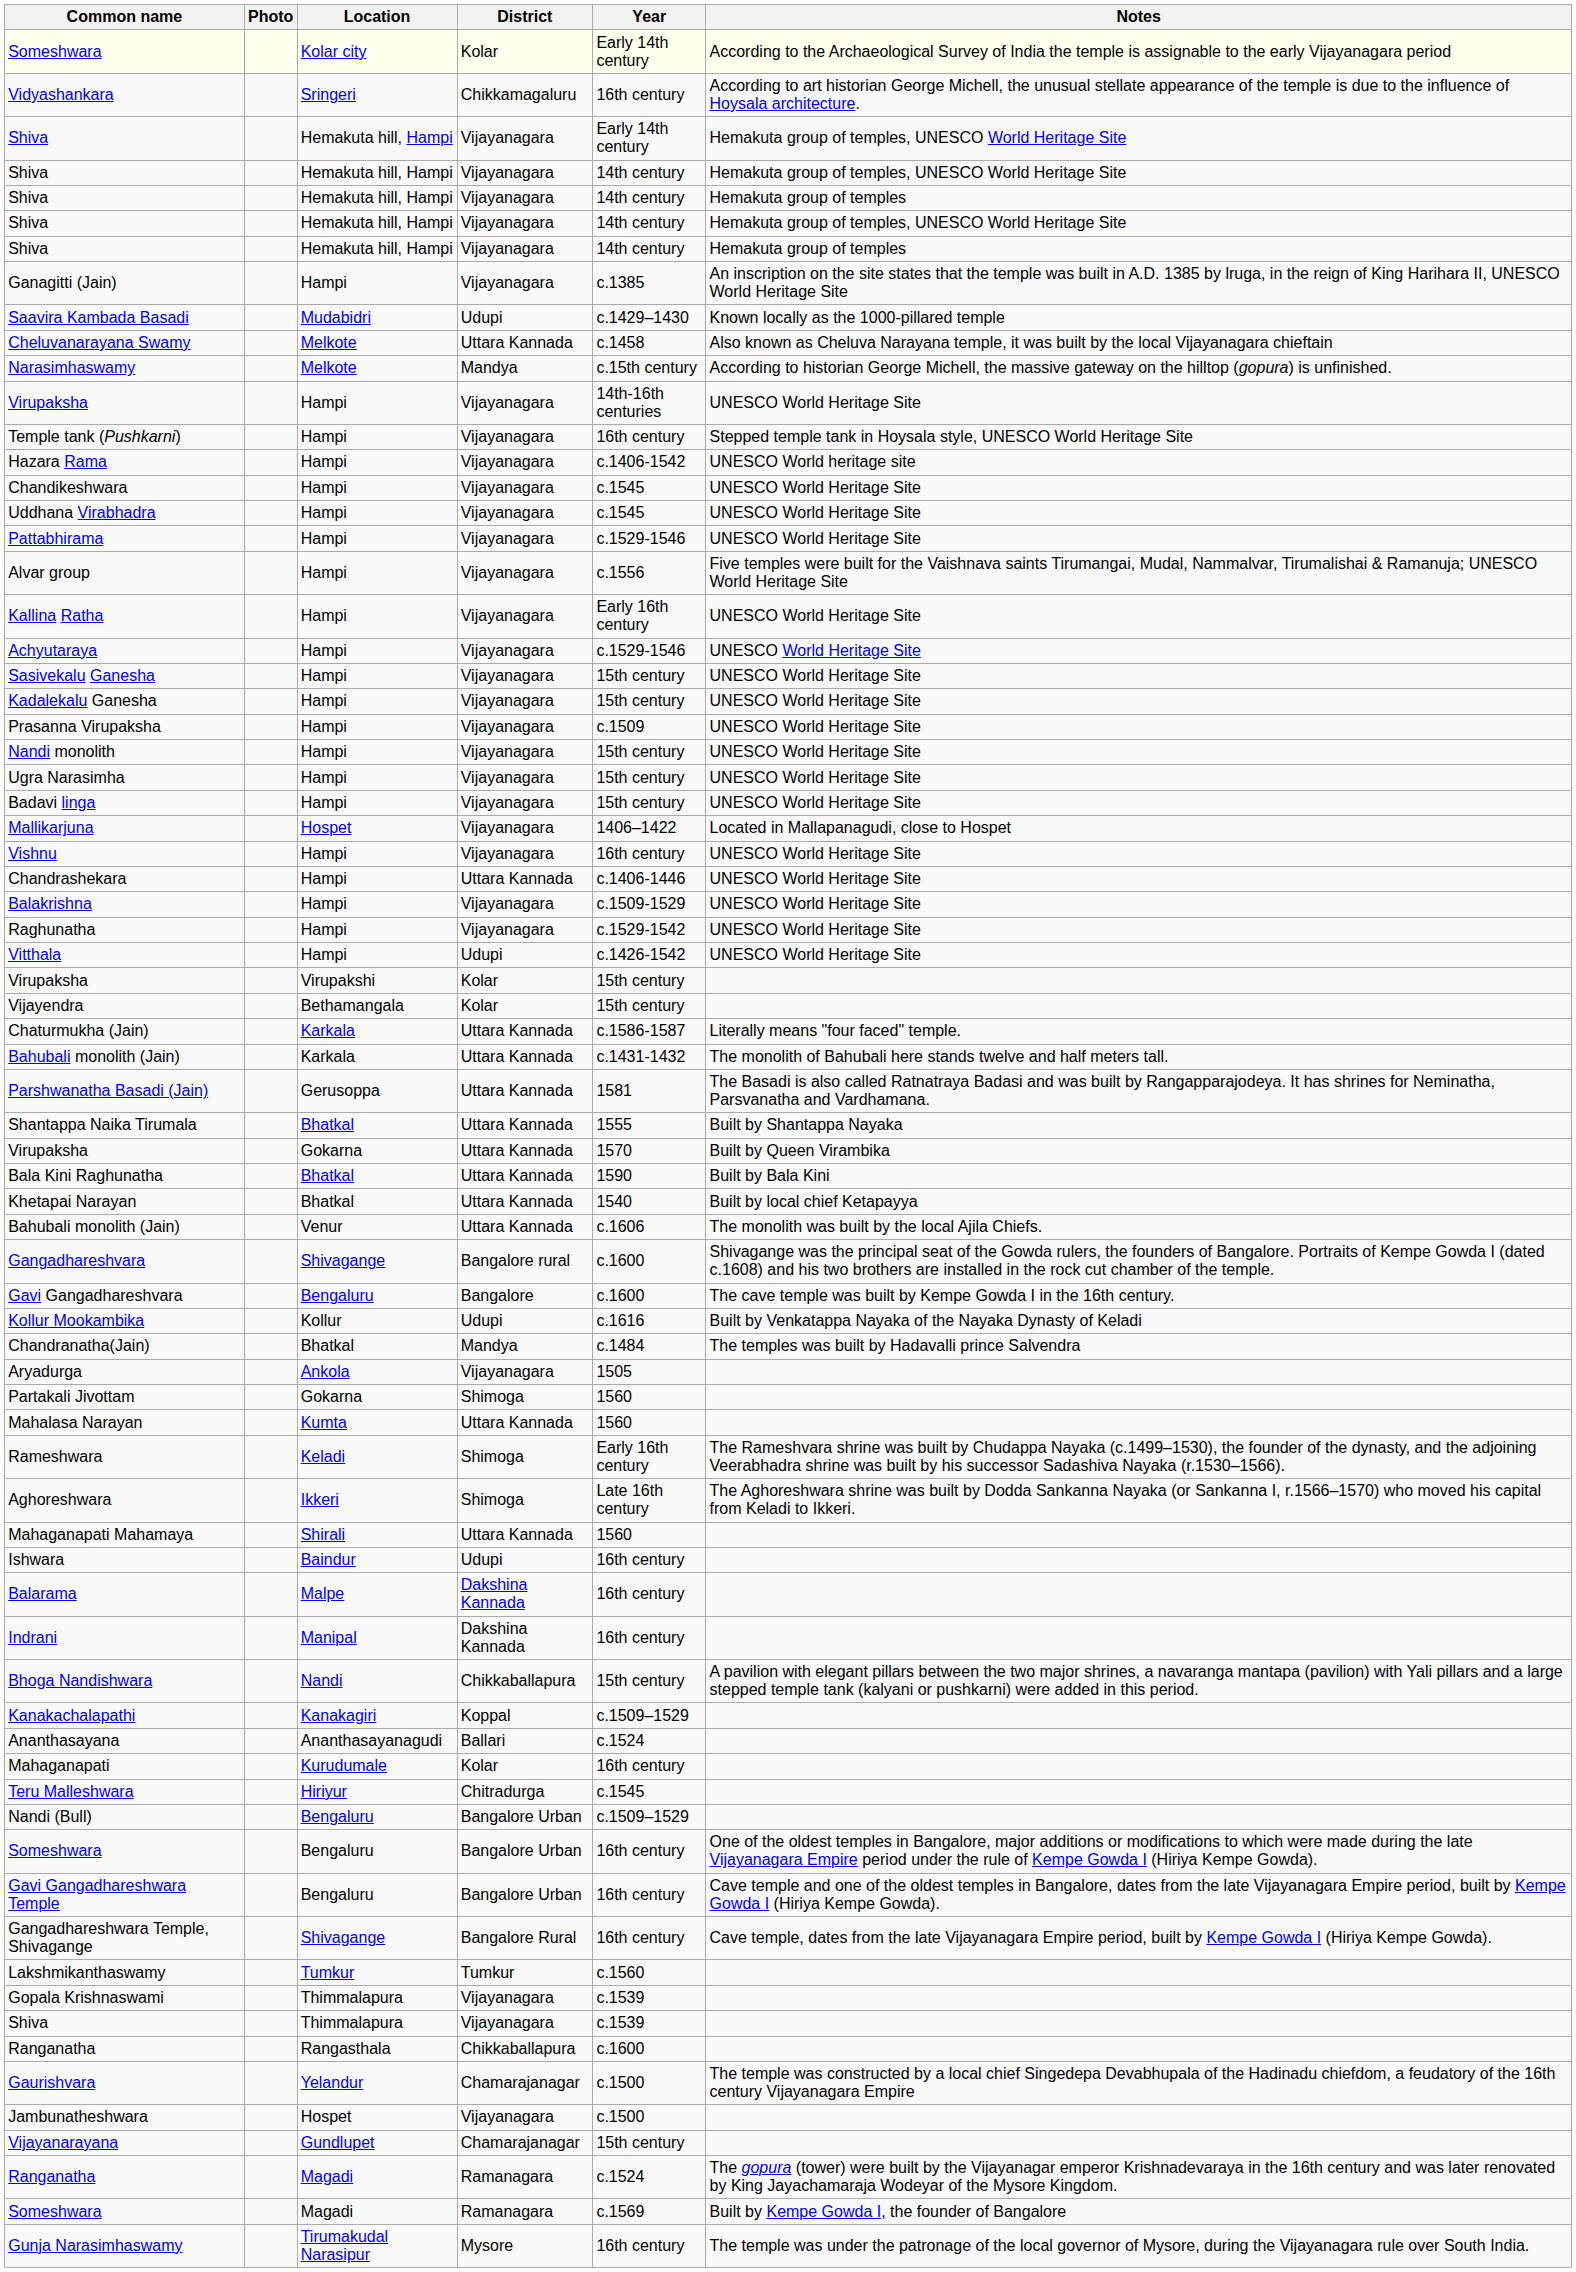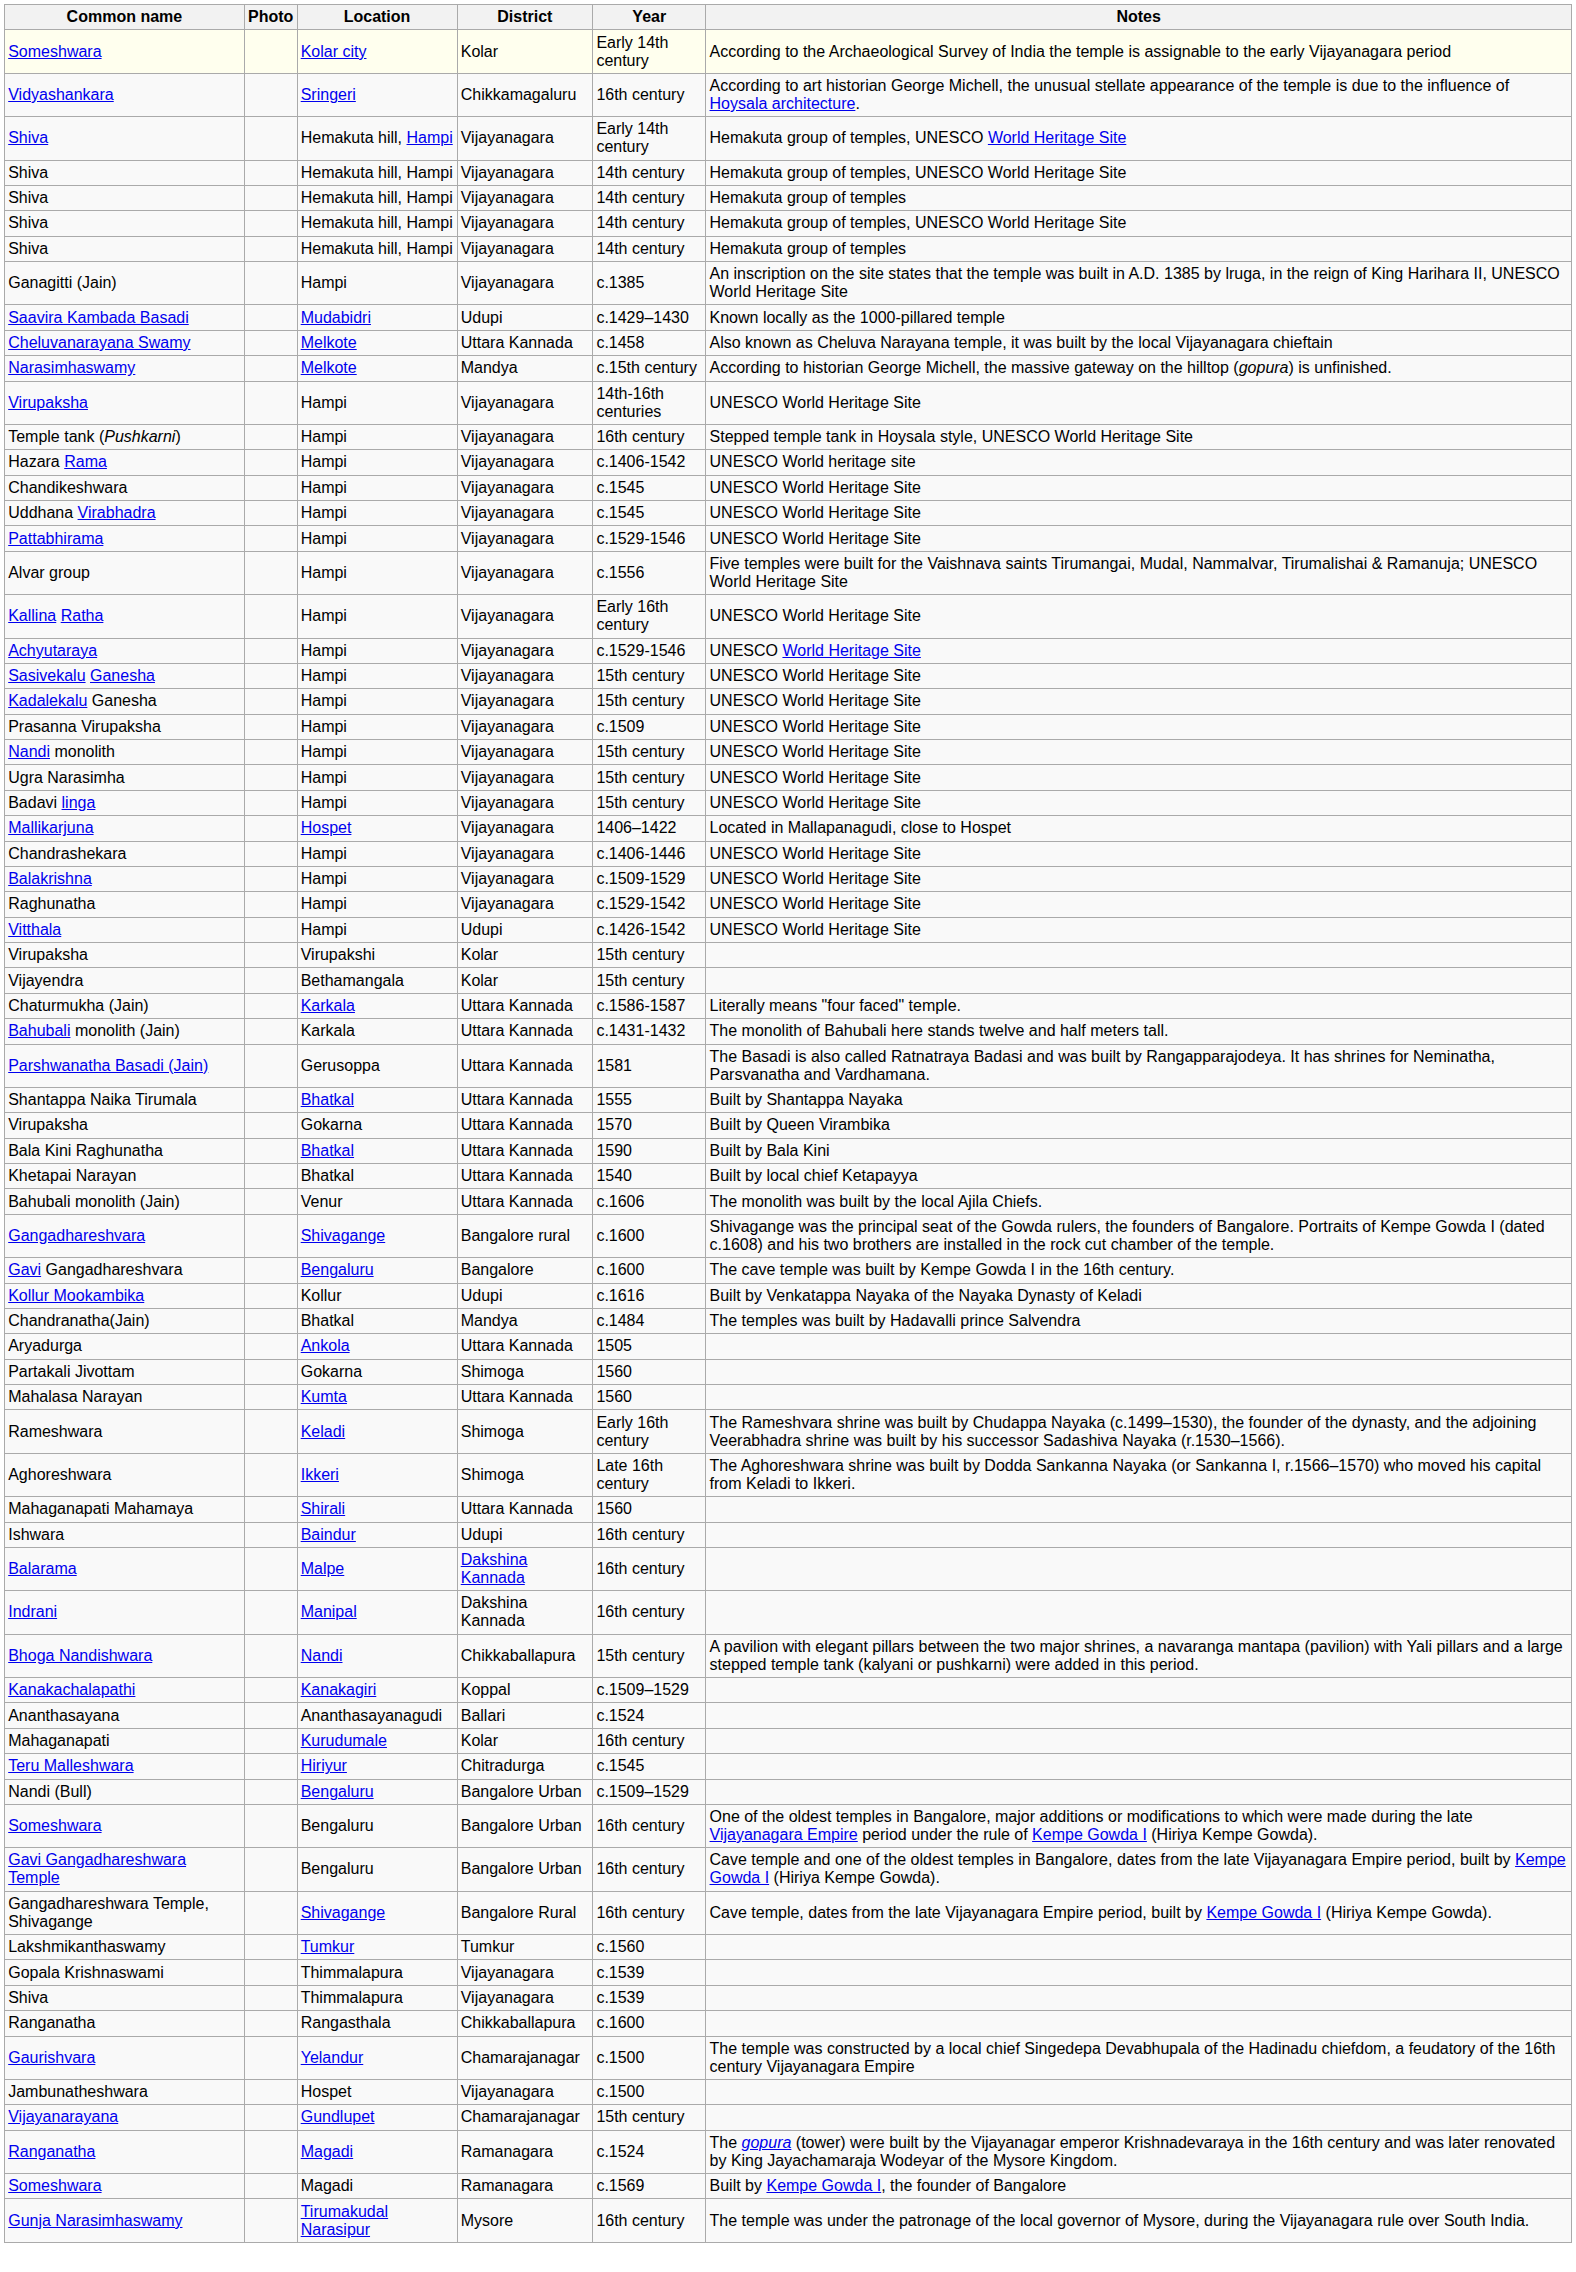- row: (33, 853)
(517, 879) Uttara Kannada -> (507, 853) Vijayanagara
(507, 1371) Vijayanagara -> (517, 1346) Uttara Kannada
